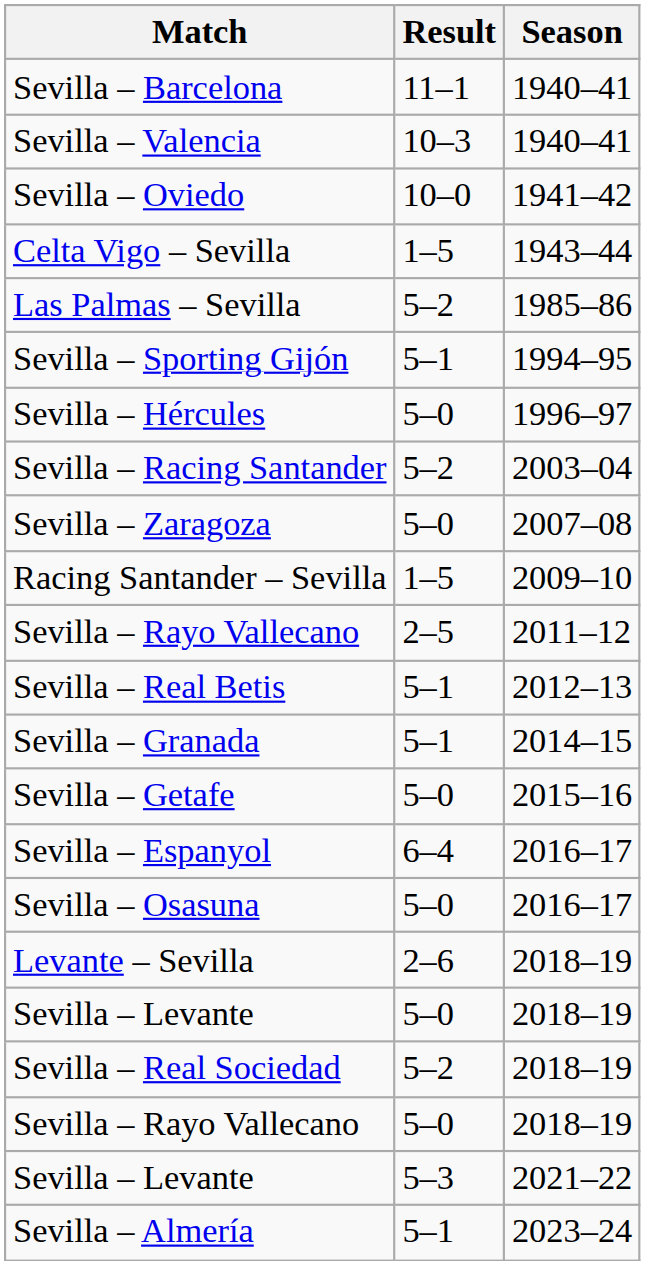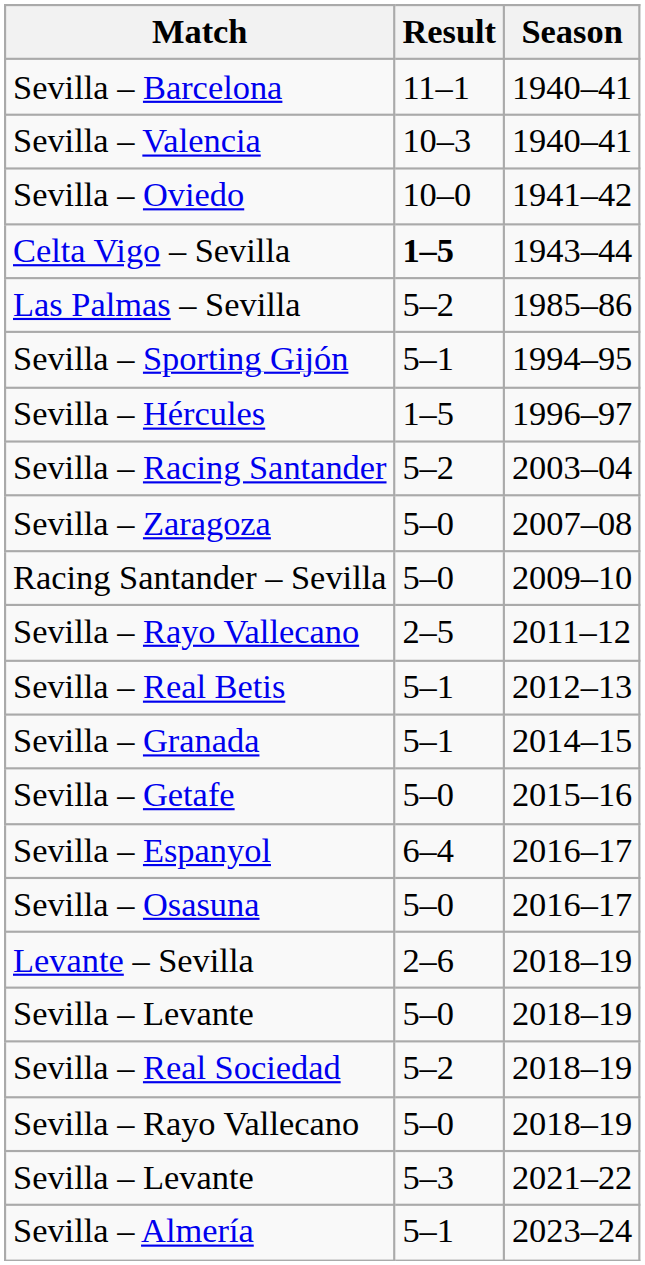(428, 250) normal -> (428, 250) bold
(428, 413) 5–0 -> (428, 413) 1–5
(428, 577) 1–5 -> (428, 577) 5–0
